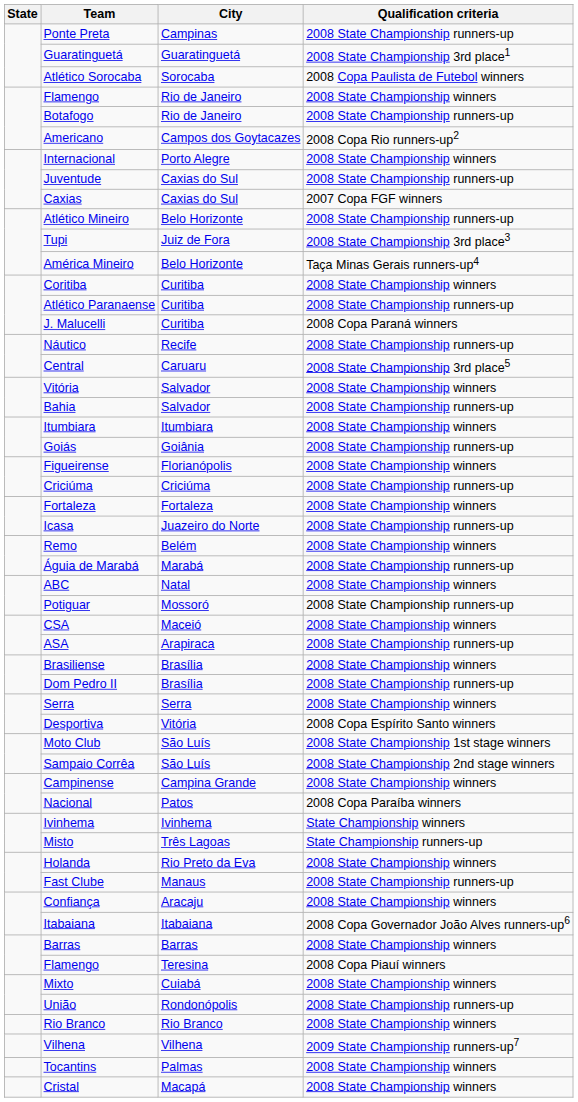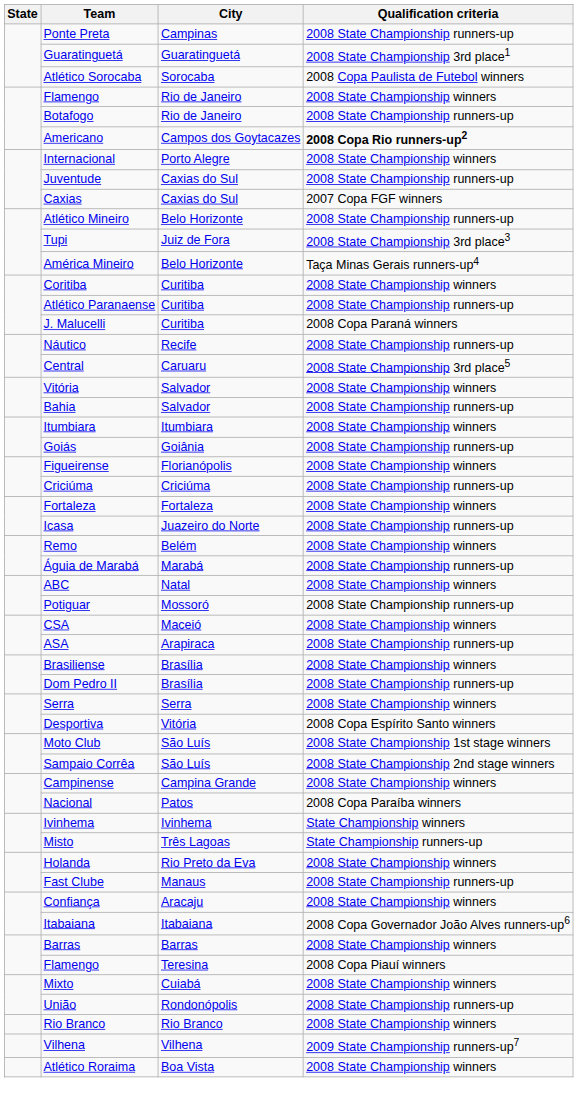(383, 138) normal -> (387, 138) bold
- row: (70, 1067)
- row: (61, 1087)
+ row: (89, 1067)
